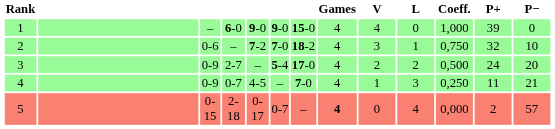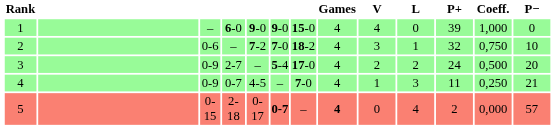columns swapped: (454, 9) <-> (493, 9)
(280, 109) normal -> (280, 109) bold
